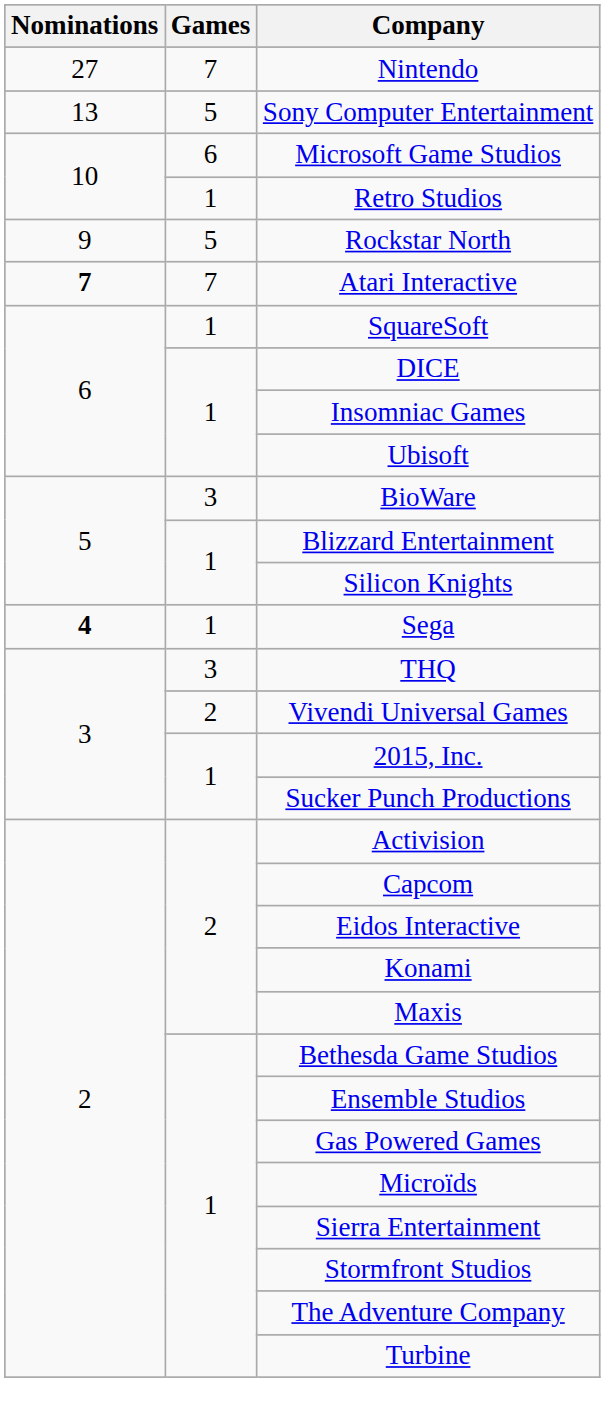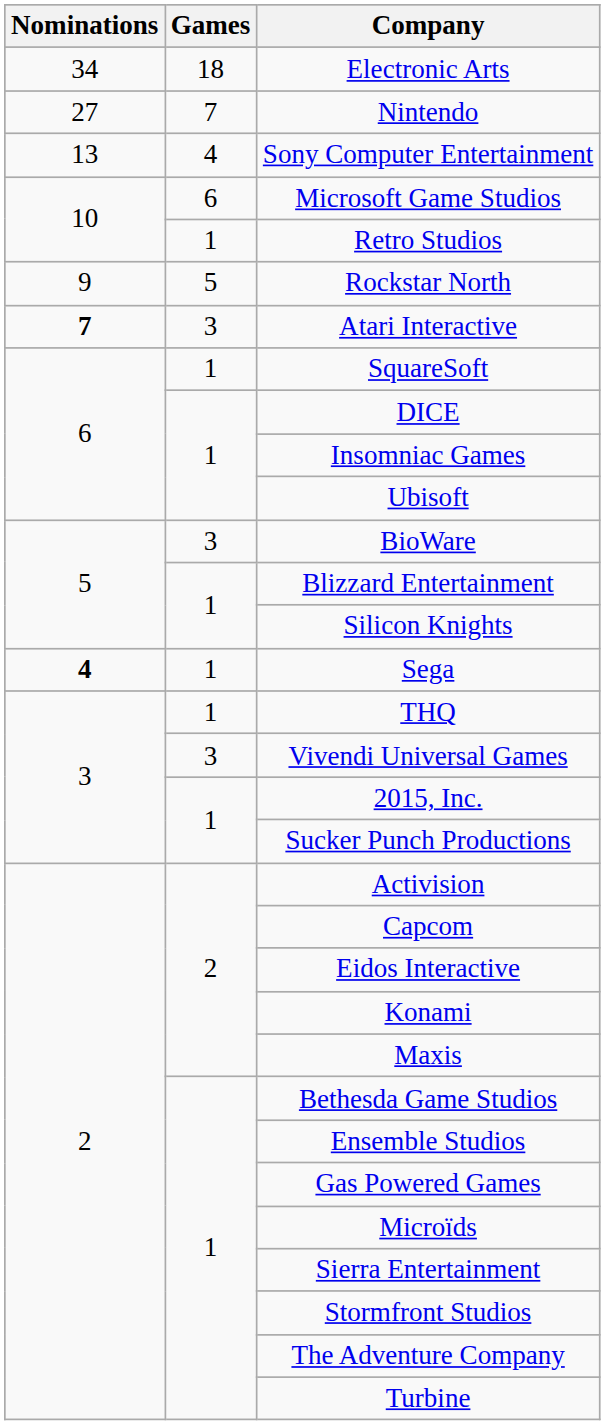+ row: (428, 68)
(211, 111) 5 -> (211, 154) 4
(211, 283) 7 -> (211, 326) 3
(211, 669) 3 -> (211, 712) 1
(211, 712) 2 -> (211, 754) 3
